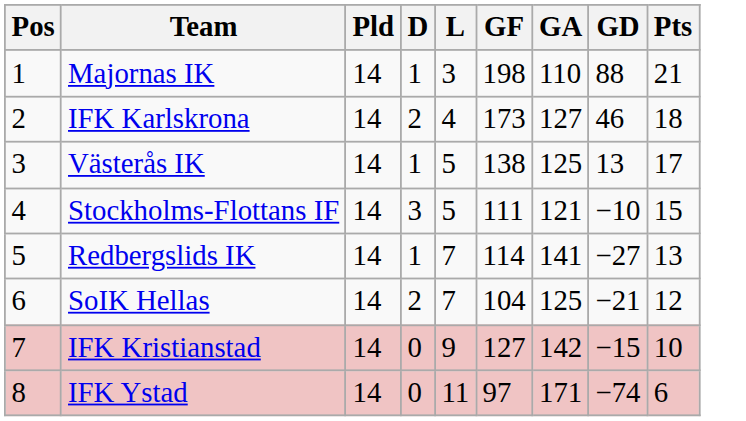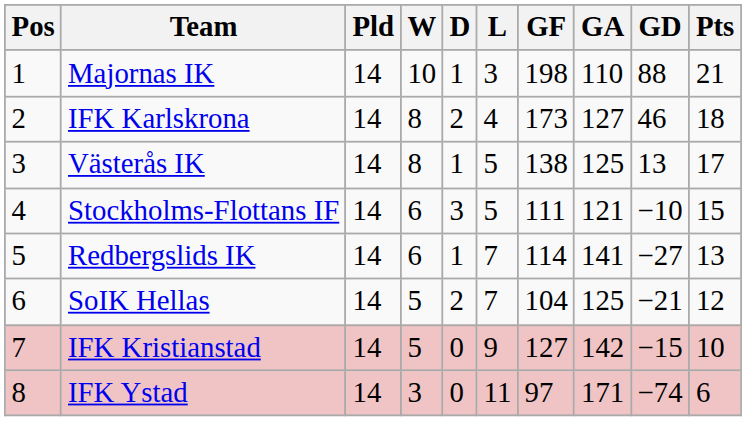+ column: (422, 27)
